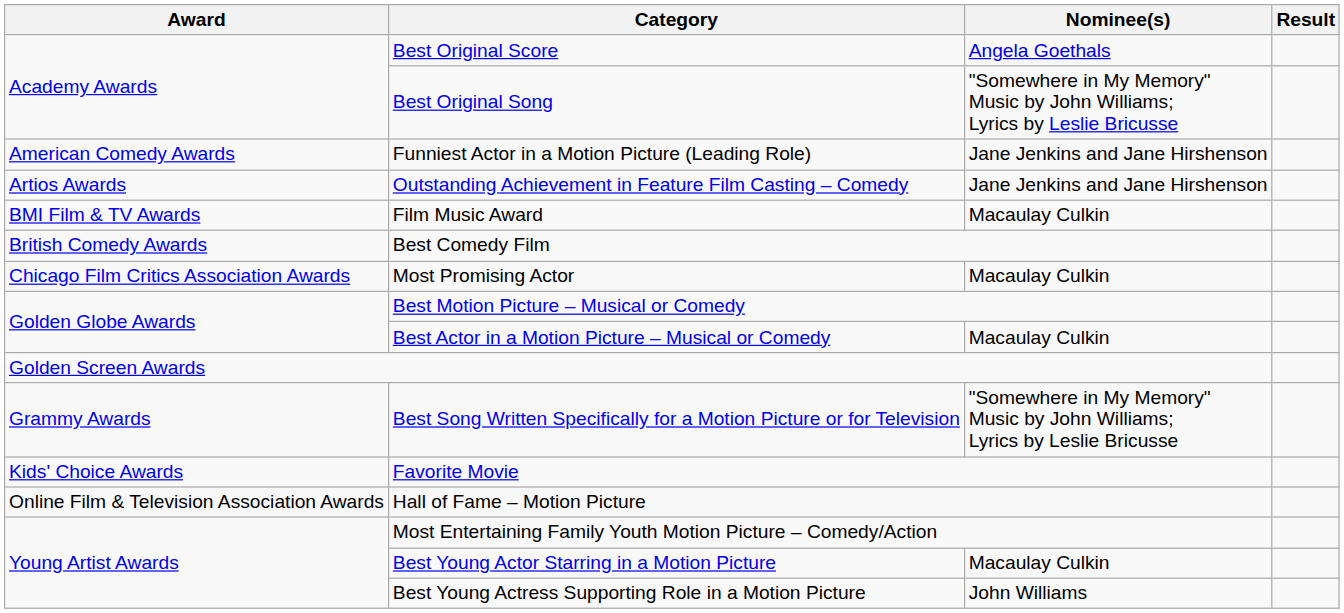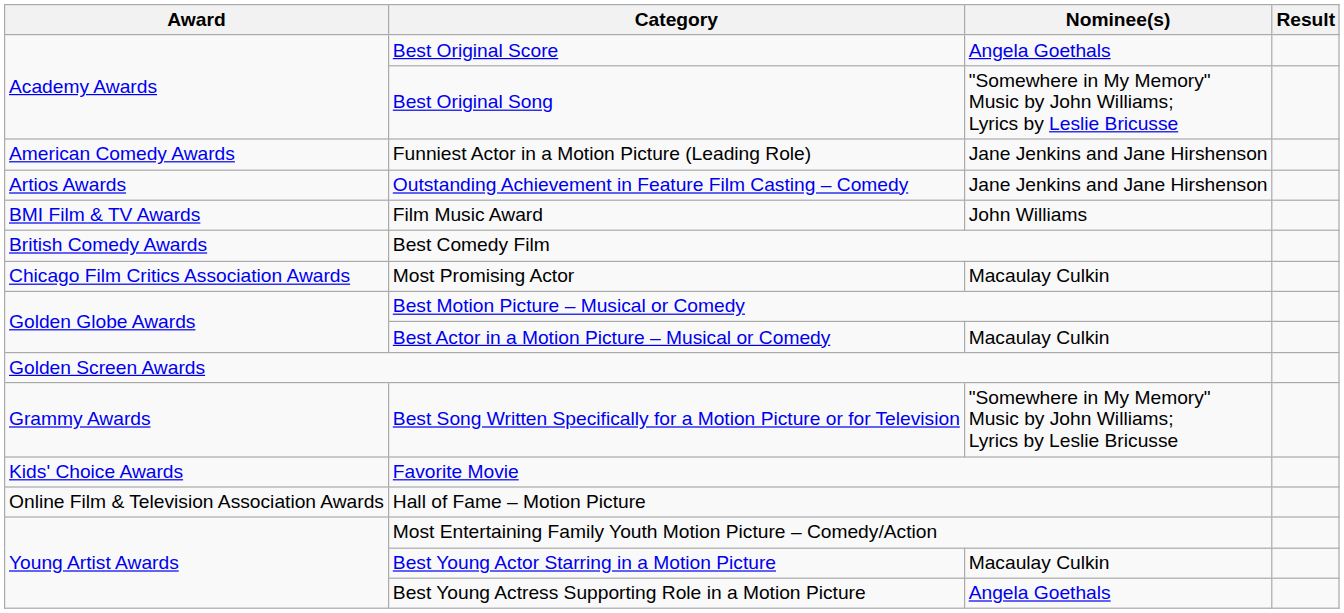(1039, 215) Macaulay Culkin -> (1028, 215) John Williams
(1028, 593) John Williams -> (1040, 593) Angela Goethals
